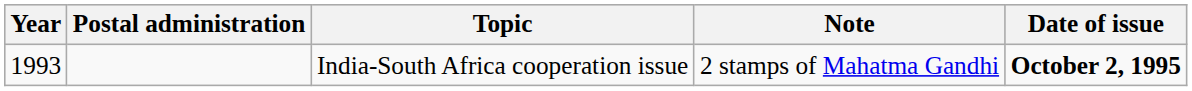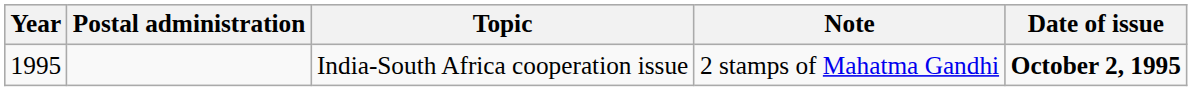(36, 64) 1993 -> (36, 64) 1995
